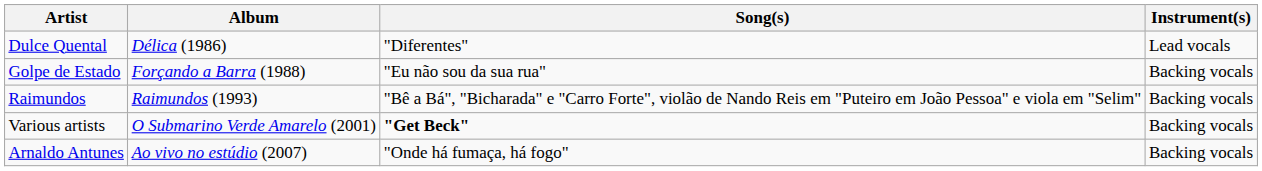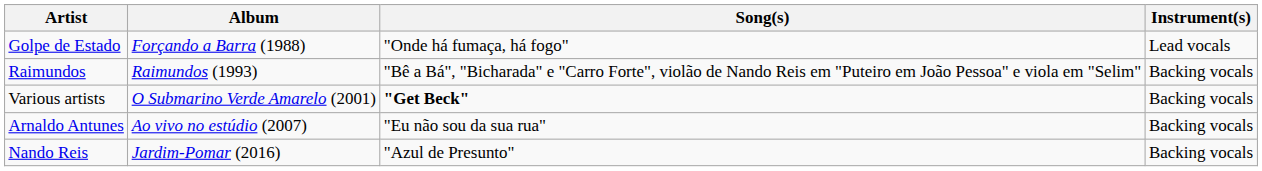- row: (58, 44)
(465, 71) "Eu não sou da sua rua" -> (476, 44) "Onde há fumaça, há fogo"
(1201, 71) Backing vocals -> (1190, 44) Lead vocals
(476, 152) "Onde há fumaça, há fogo" -> (465, 125) "Eu não sou da sua rua"
+ row: (48, 152)
